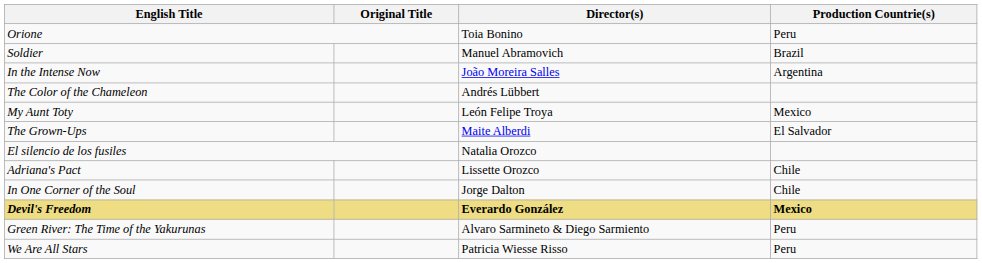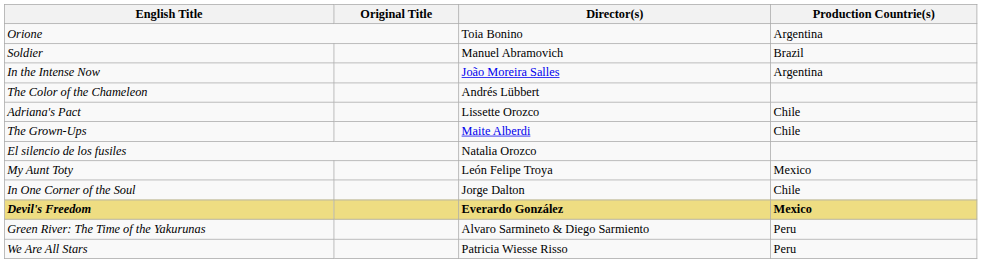(785, 33) Peru -> (798, 33) Argentina
rows swapped: (44, 170) <-> (40, 111)
(803, 131) El Salvador -> (787, 131) Chile
